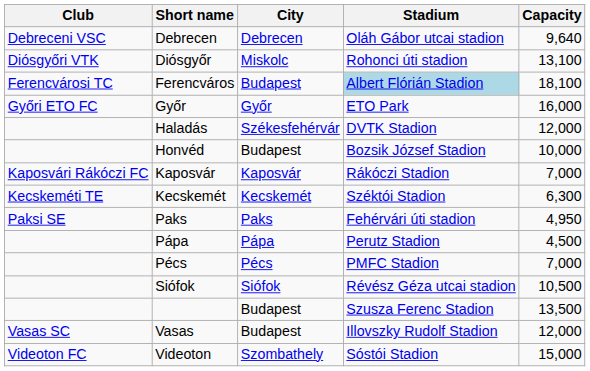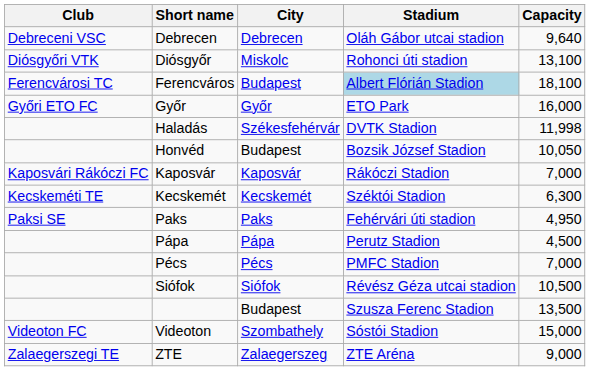(560, 128) 12,000 -> (560, 128) 11,998
(560, 151) 10,000 -> (560, 151) 10,050
- row: (174, 331)
+ row: (169, 354)
